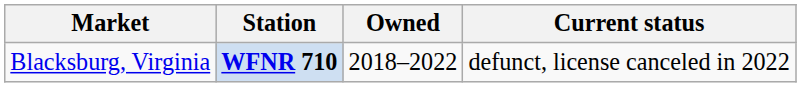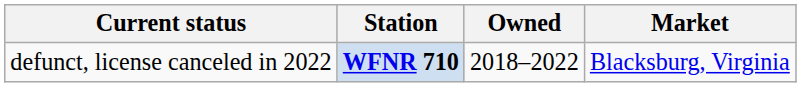columns swapped: (110, 23) <-> (629, 23)
